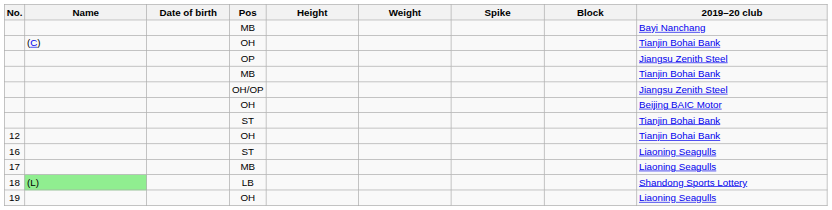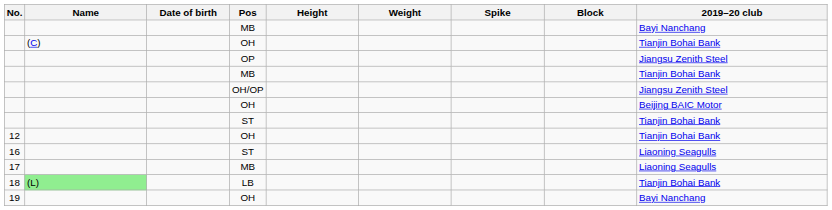(693, 183) Shandong Sports Lottery -> (680, 183) Tianjin Bohai Bank
(678, 198) Liaoning Seagulls -> (672, 198) Bayi Nanchang
